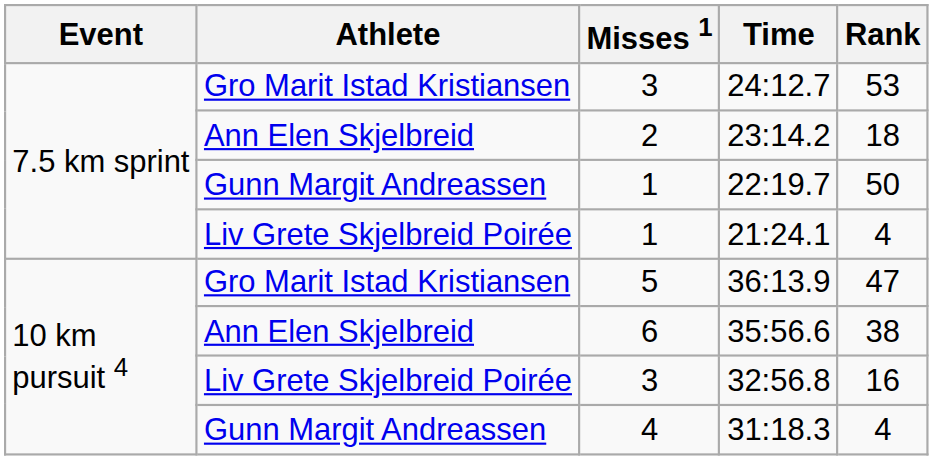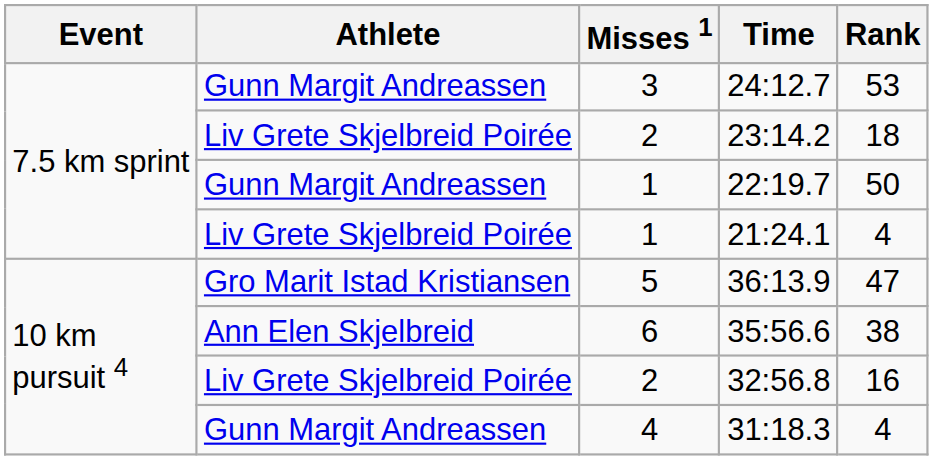(387, 87) Gro Marit Istad Kristiansen -> (375, 87) Gunn Margit Andreassen
(339, 136) Ann Elen Skjelbreid -> (388, 136) Liv Grete Skjelbreid Poirée
(650, 380) 3 -> (650, 380) 2
